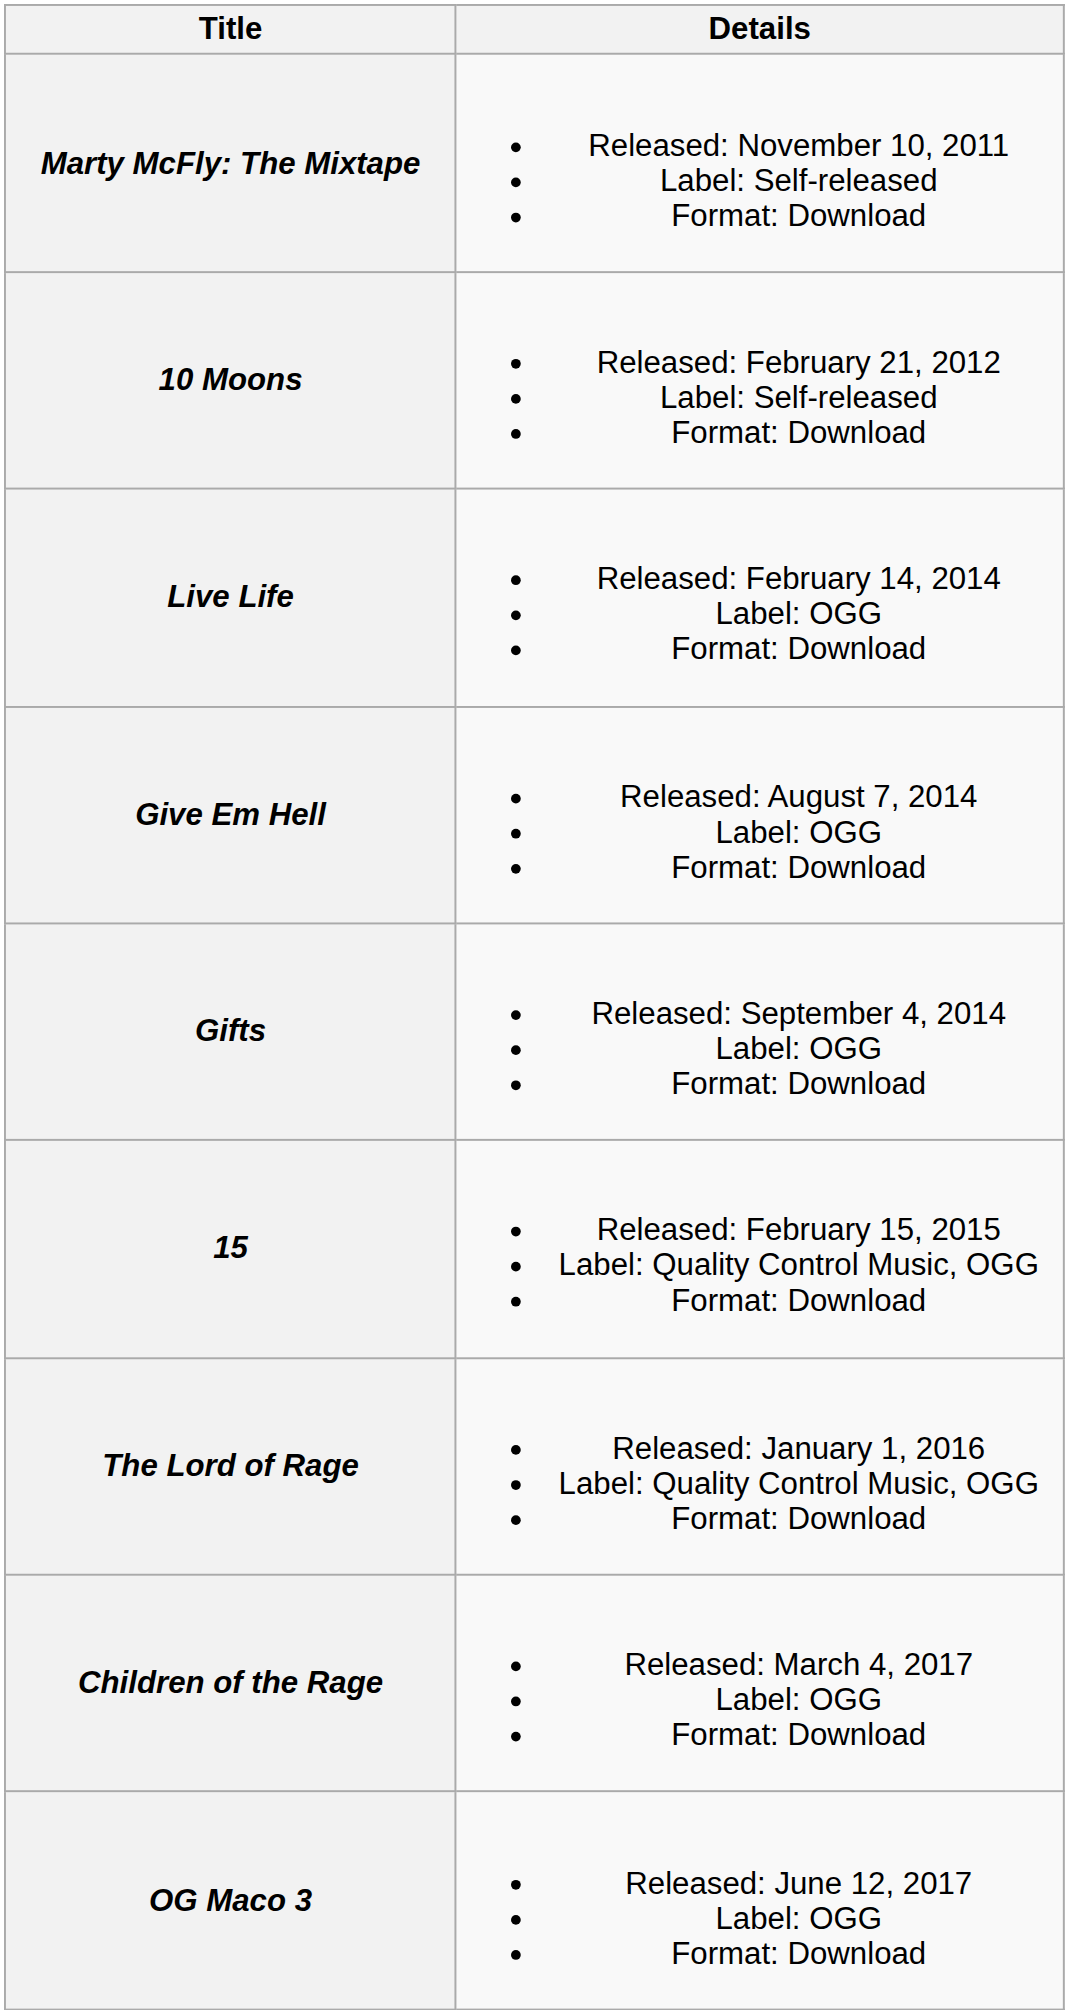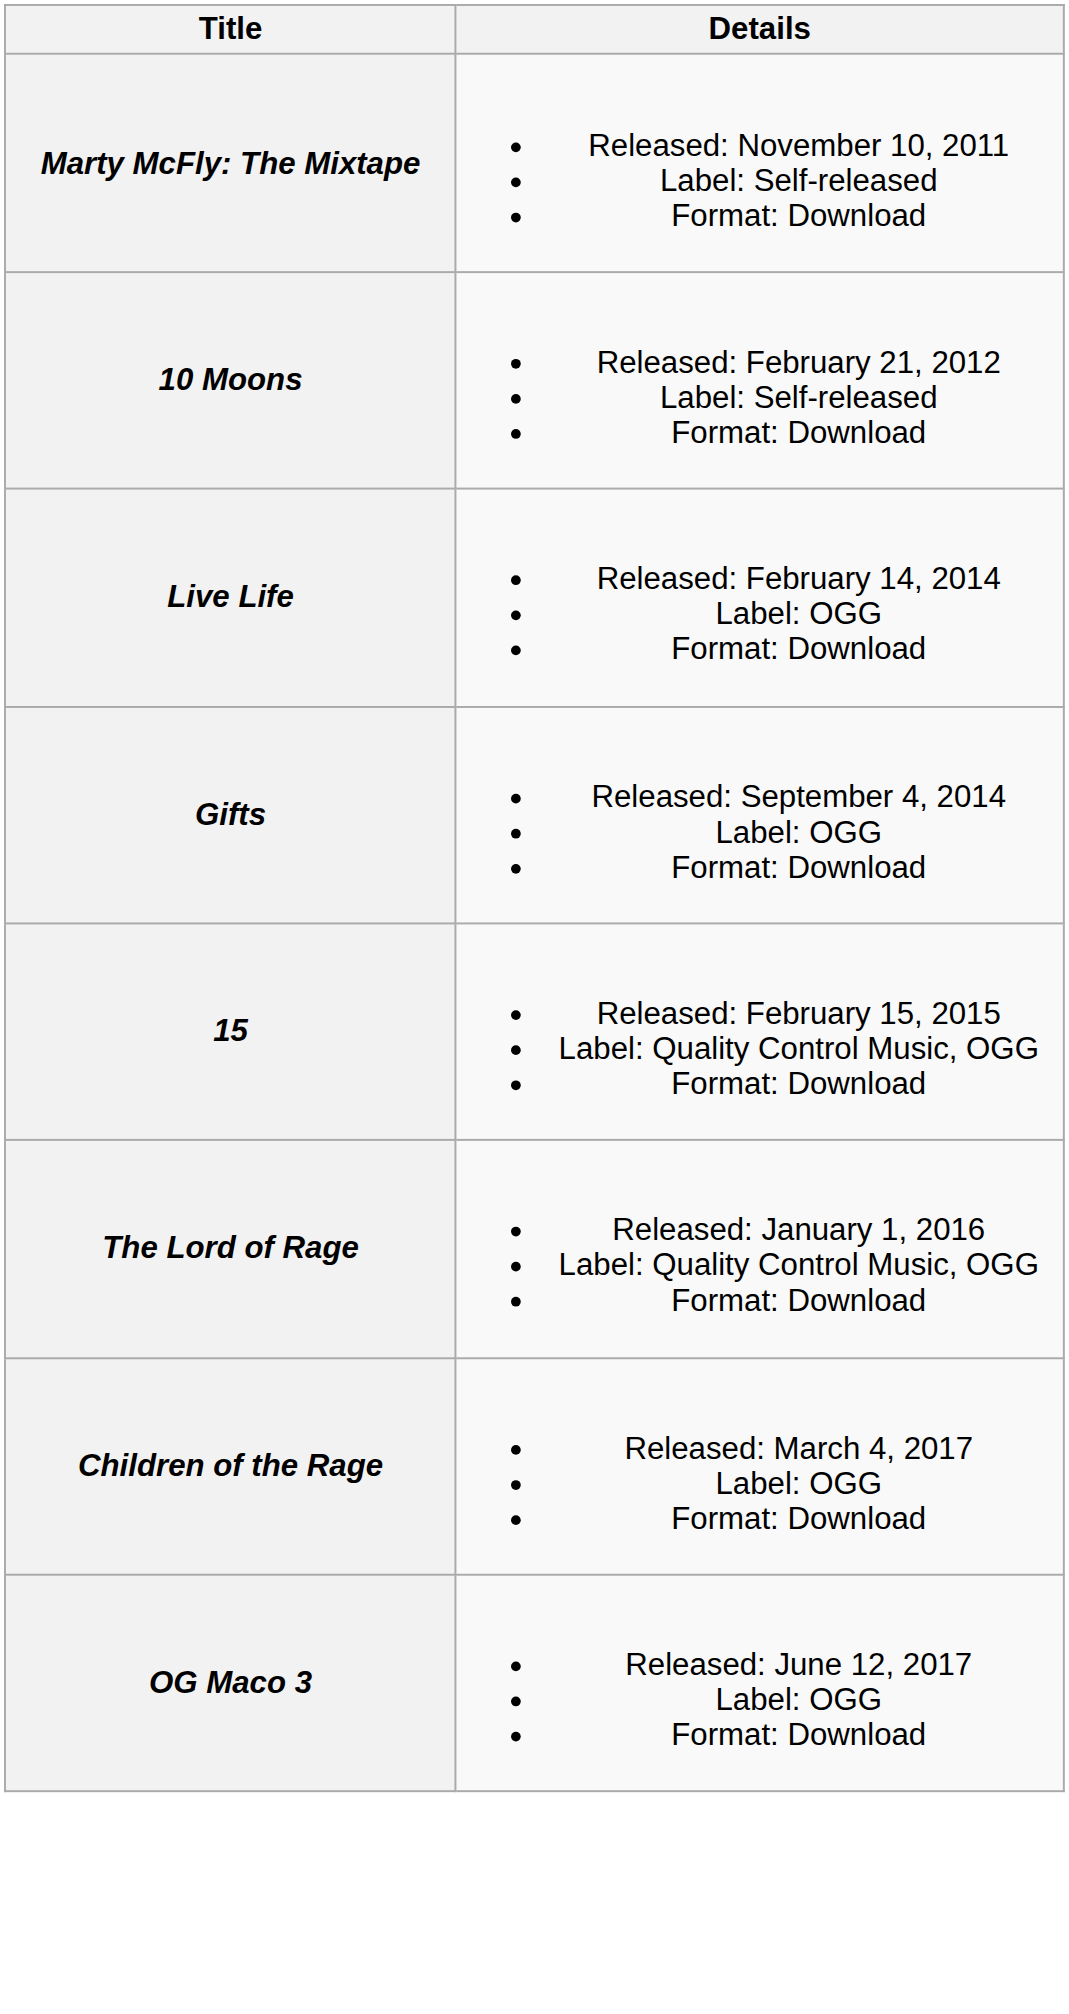- row: (231, 814)
